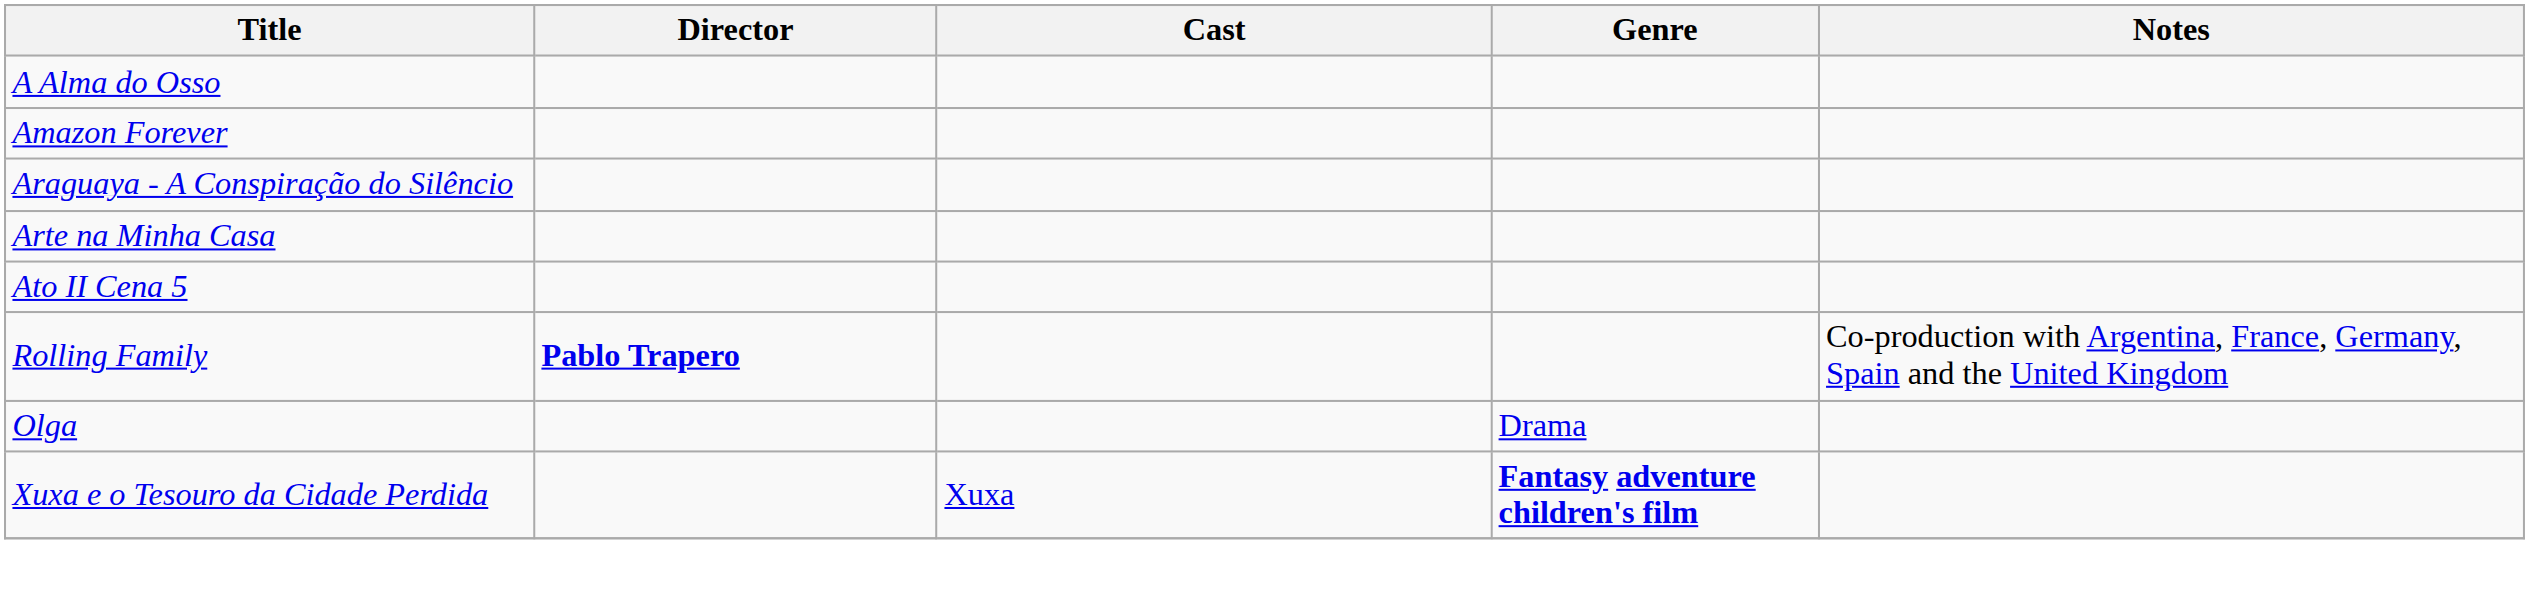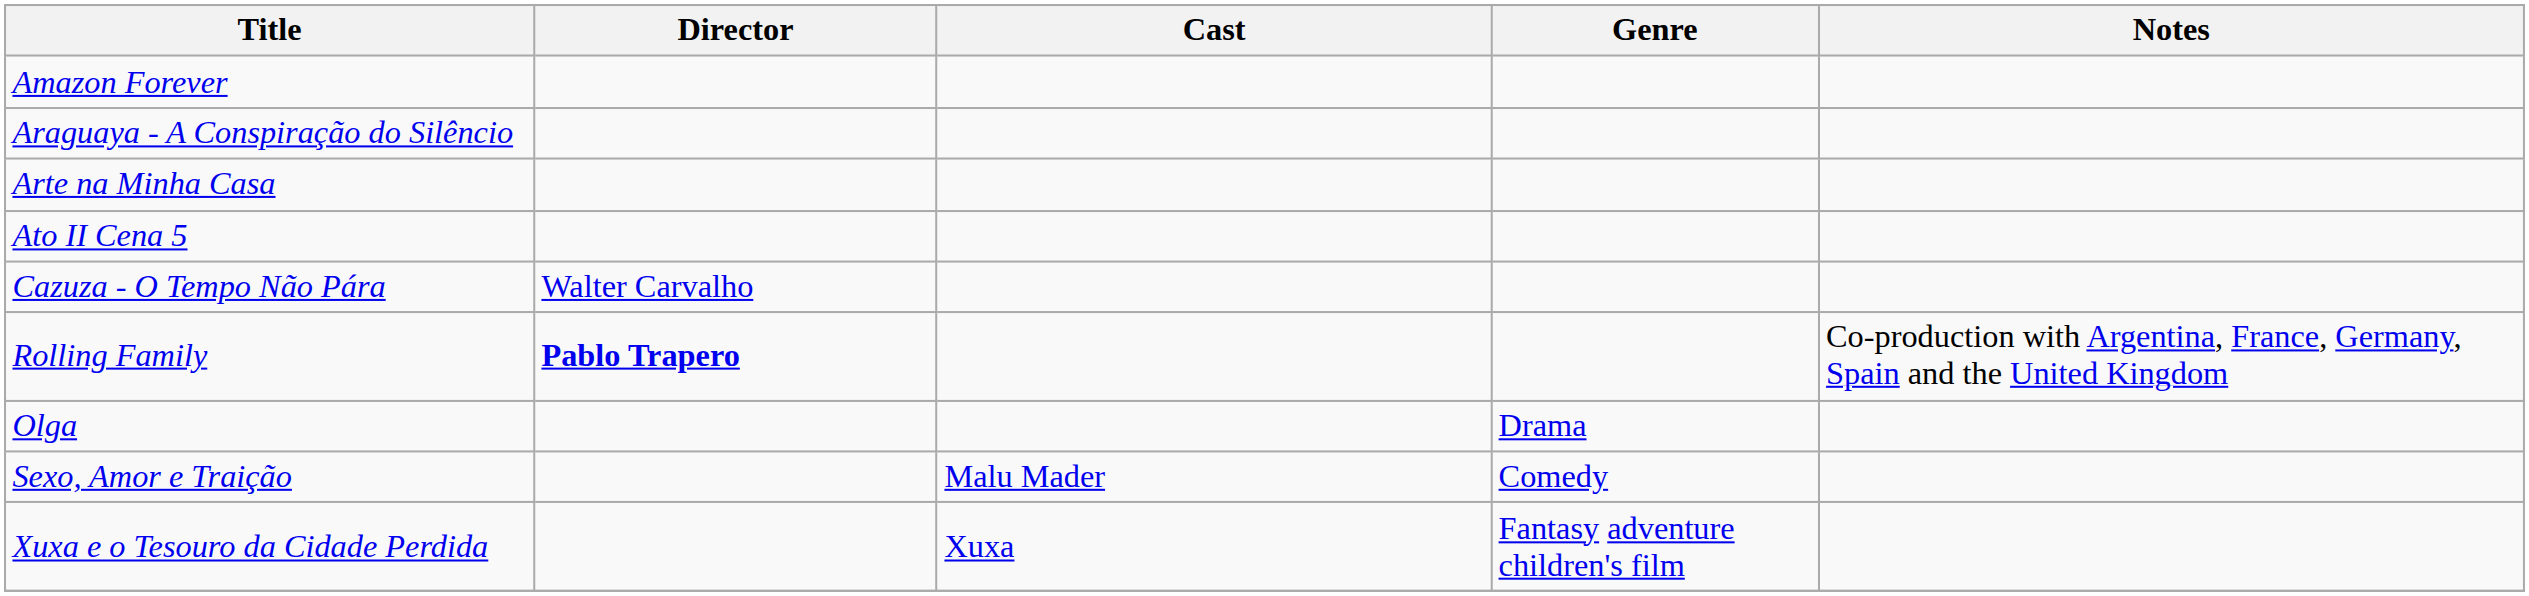- row: (116, 81)
+ row: (199, 286)
+ row: (152, 476)
(1627, 494) bold -> (1617, 545) normal
